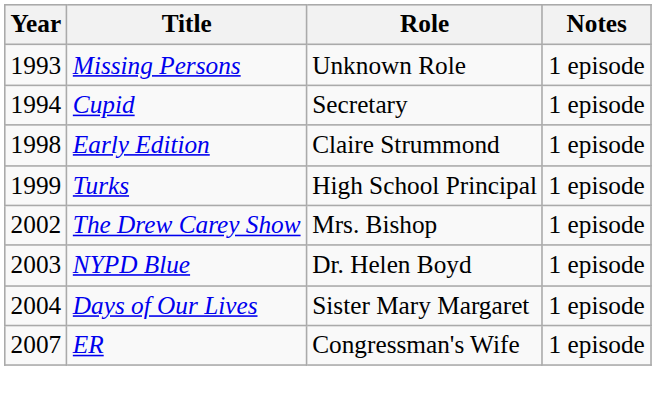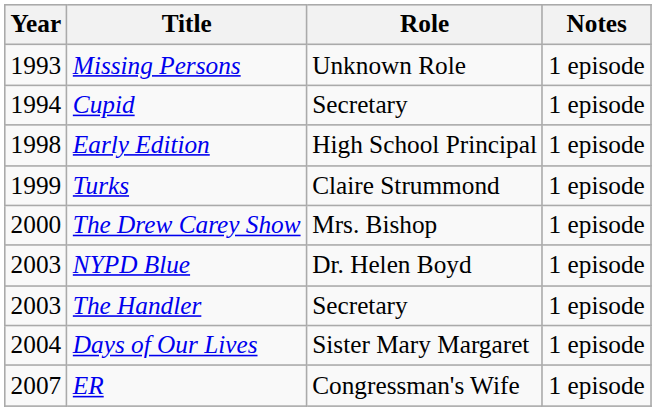(406, 144) Claire Strummond -> (425, 144) High School Principal
(425, 184) High School Principal -> (406, 184) Claire Strummond
(36, 225) 2002 -> (36, 225) 2000
+ row: (137, 305)
